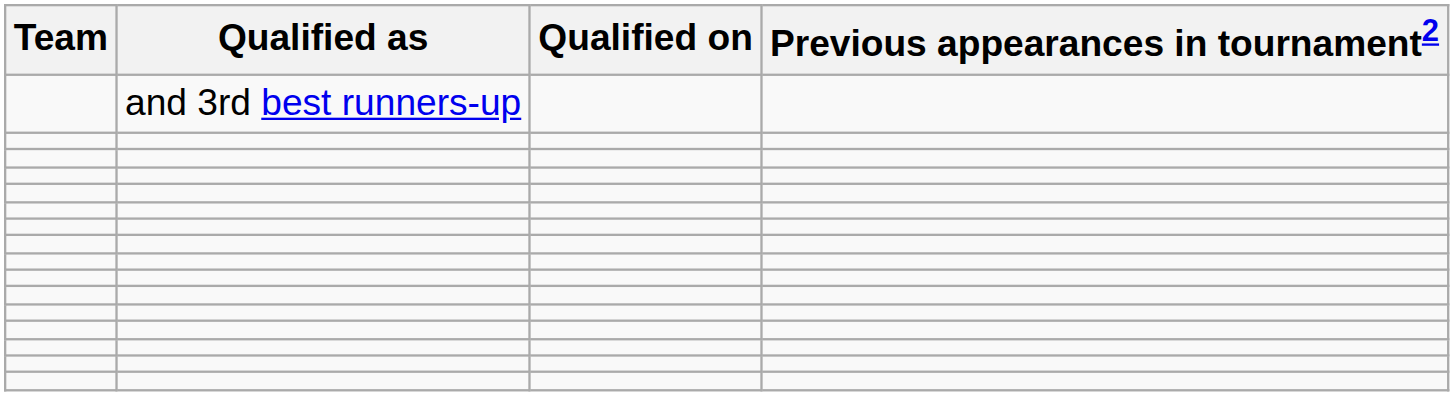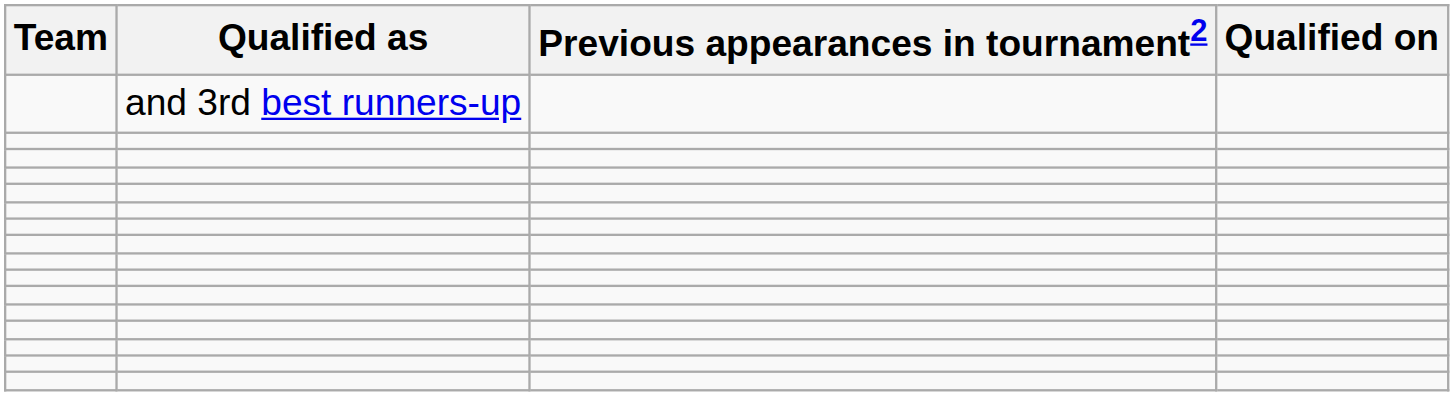columns swapped: (646, 38) <-> (1105, 38)
